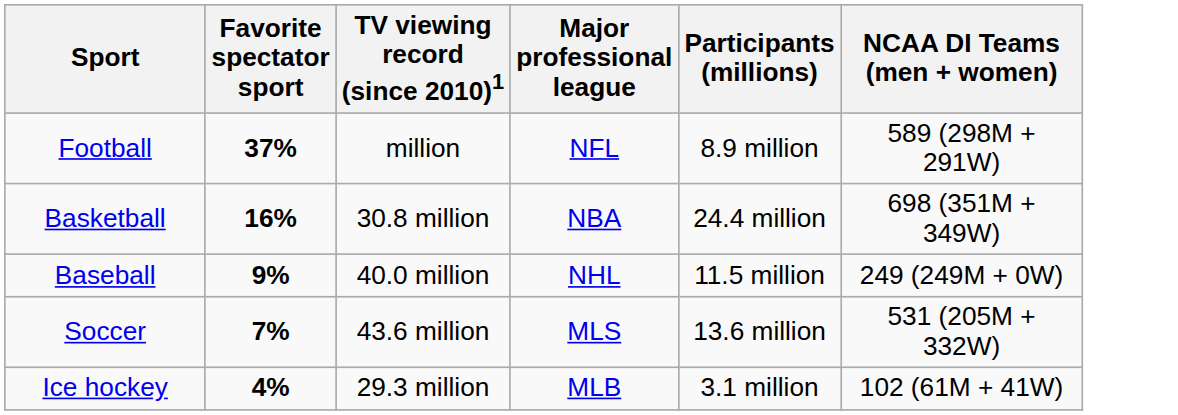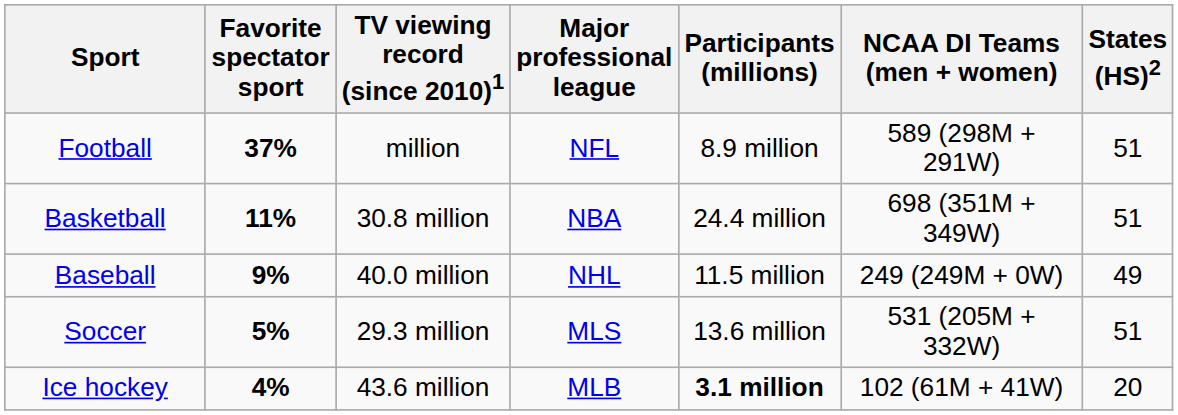+ column: (1128, 58)
(271, 218) 16% -> (271, 218) 11%
(271, 331) 7% -> (271, 331) 5%
(423, 331) 43.6 million -> (423, 331) 29.3 million
(423, 388) 29.3 million -> (423, 388) 43.6 million
(760, 388) normal -> (760, 388) bold
